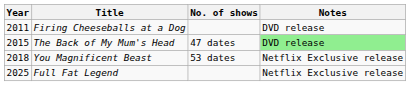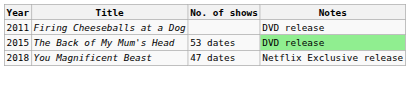(213, 42) 47 dates -> (213, 42) 53 dates
(213, 58) 53 dates -> (213, 58) 47 dates
- row: (76, 73)
